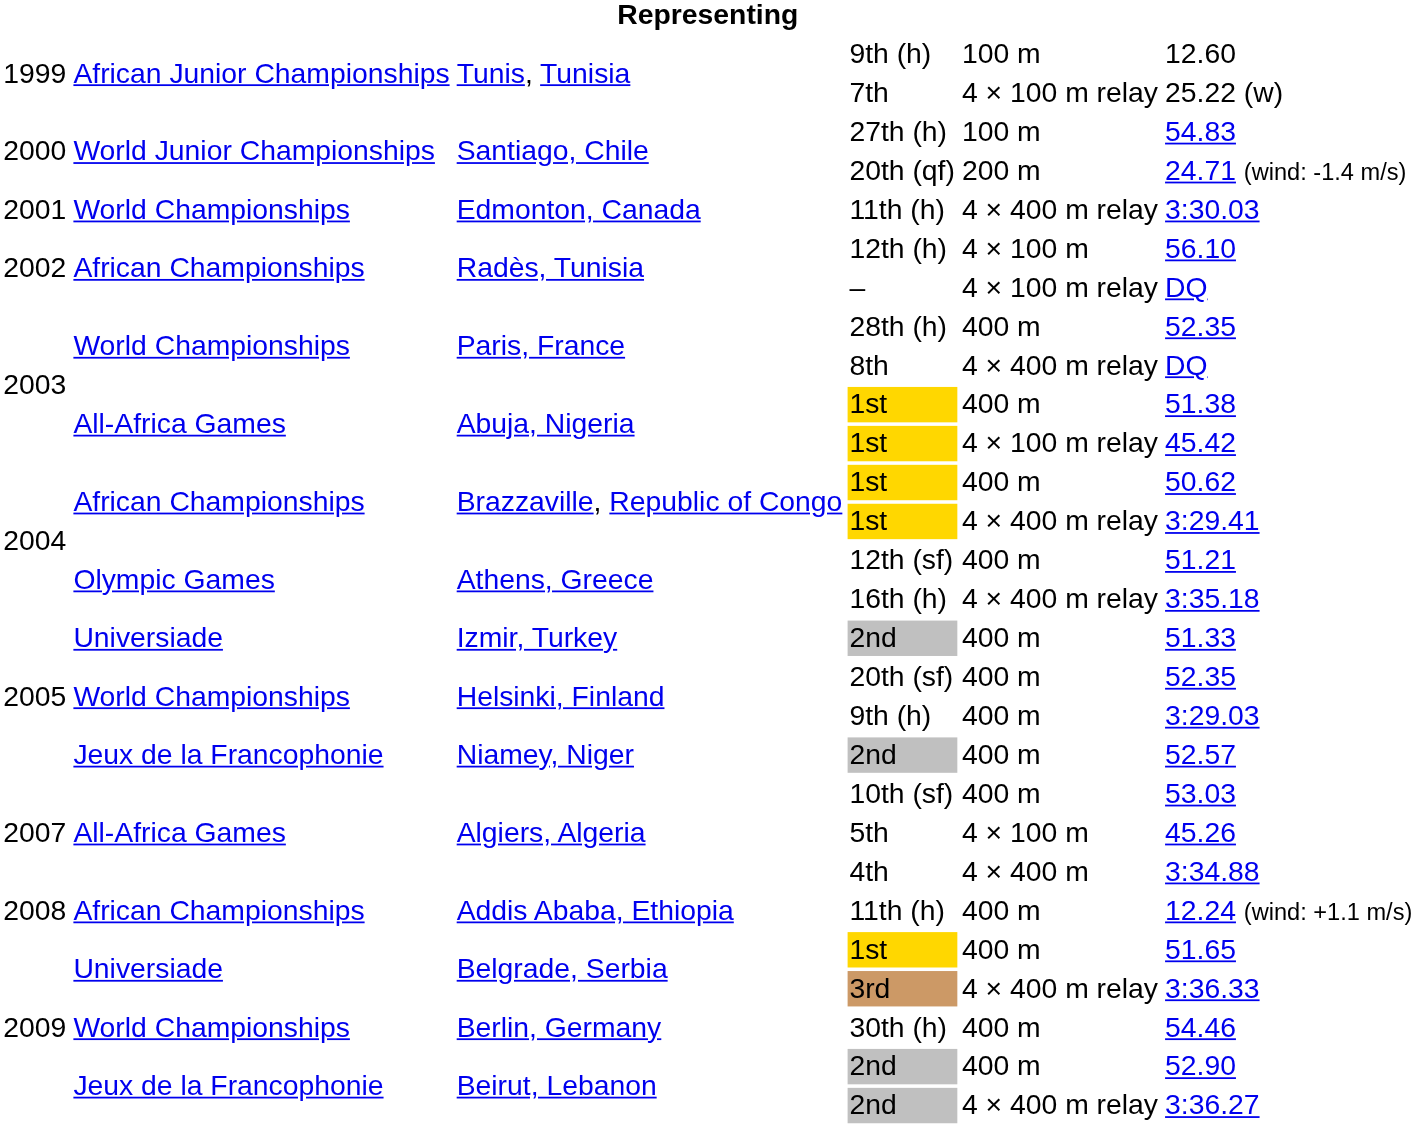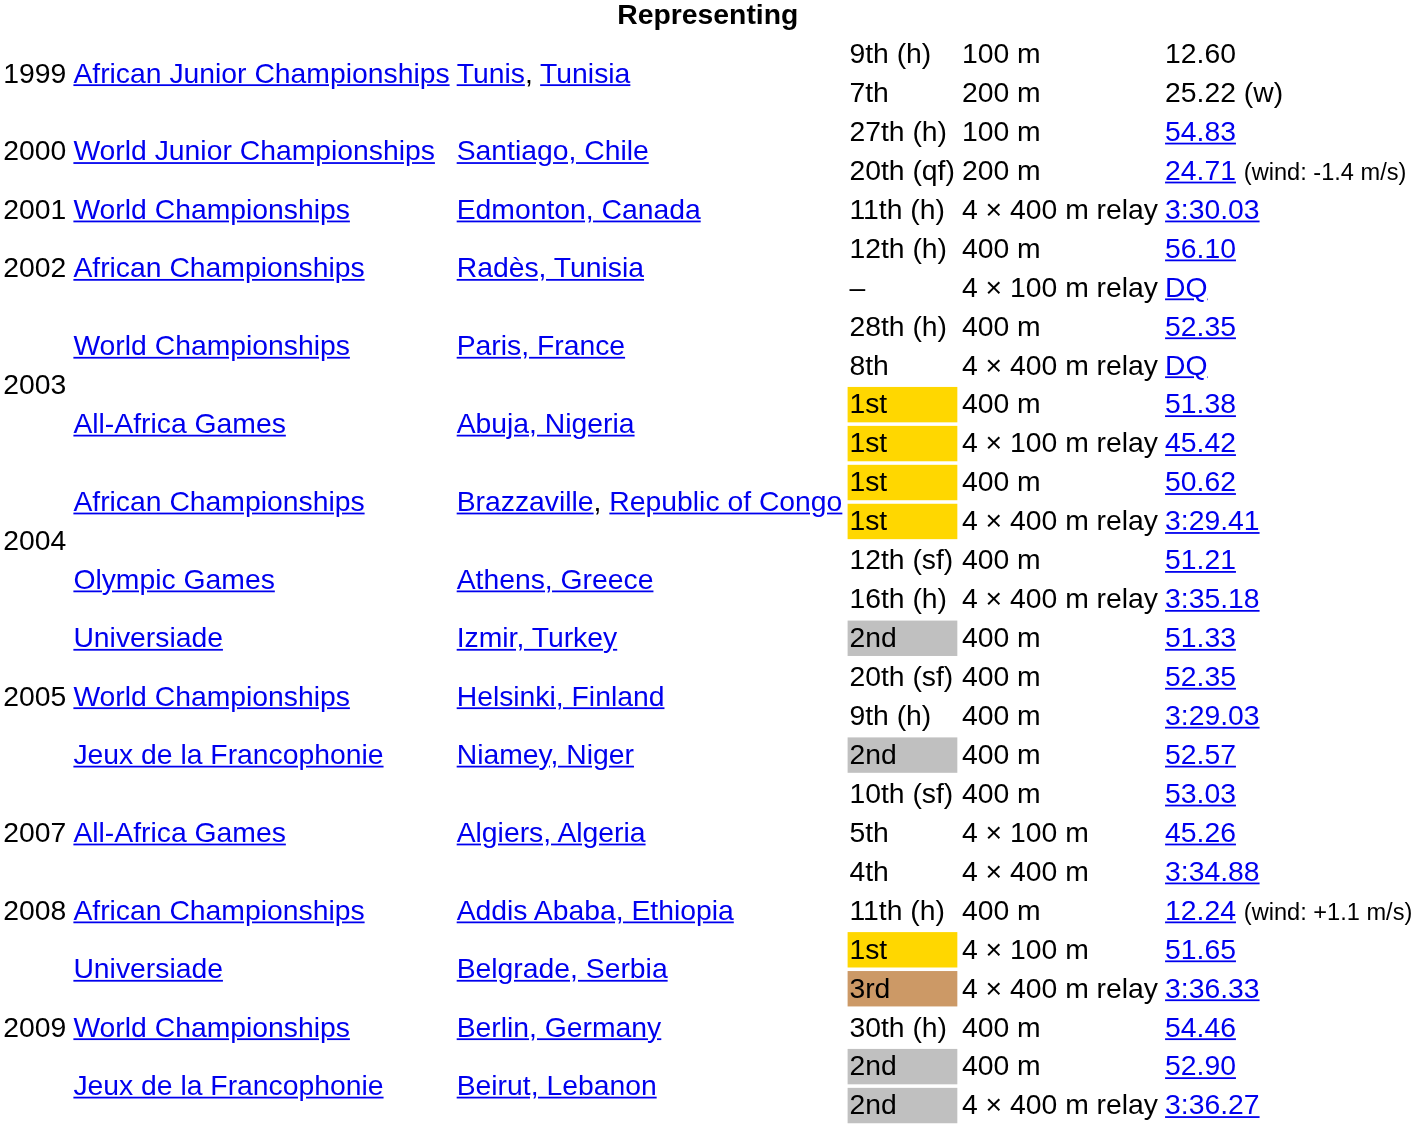(1060, 92) 4 × 100 m relay -> (1001, 92) 200 m
(1025, 248) 4 × 100 m -> (1001, 248) 400 m
(1001, 949) 400 m -> (1025, 949) 4 × 100 m
